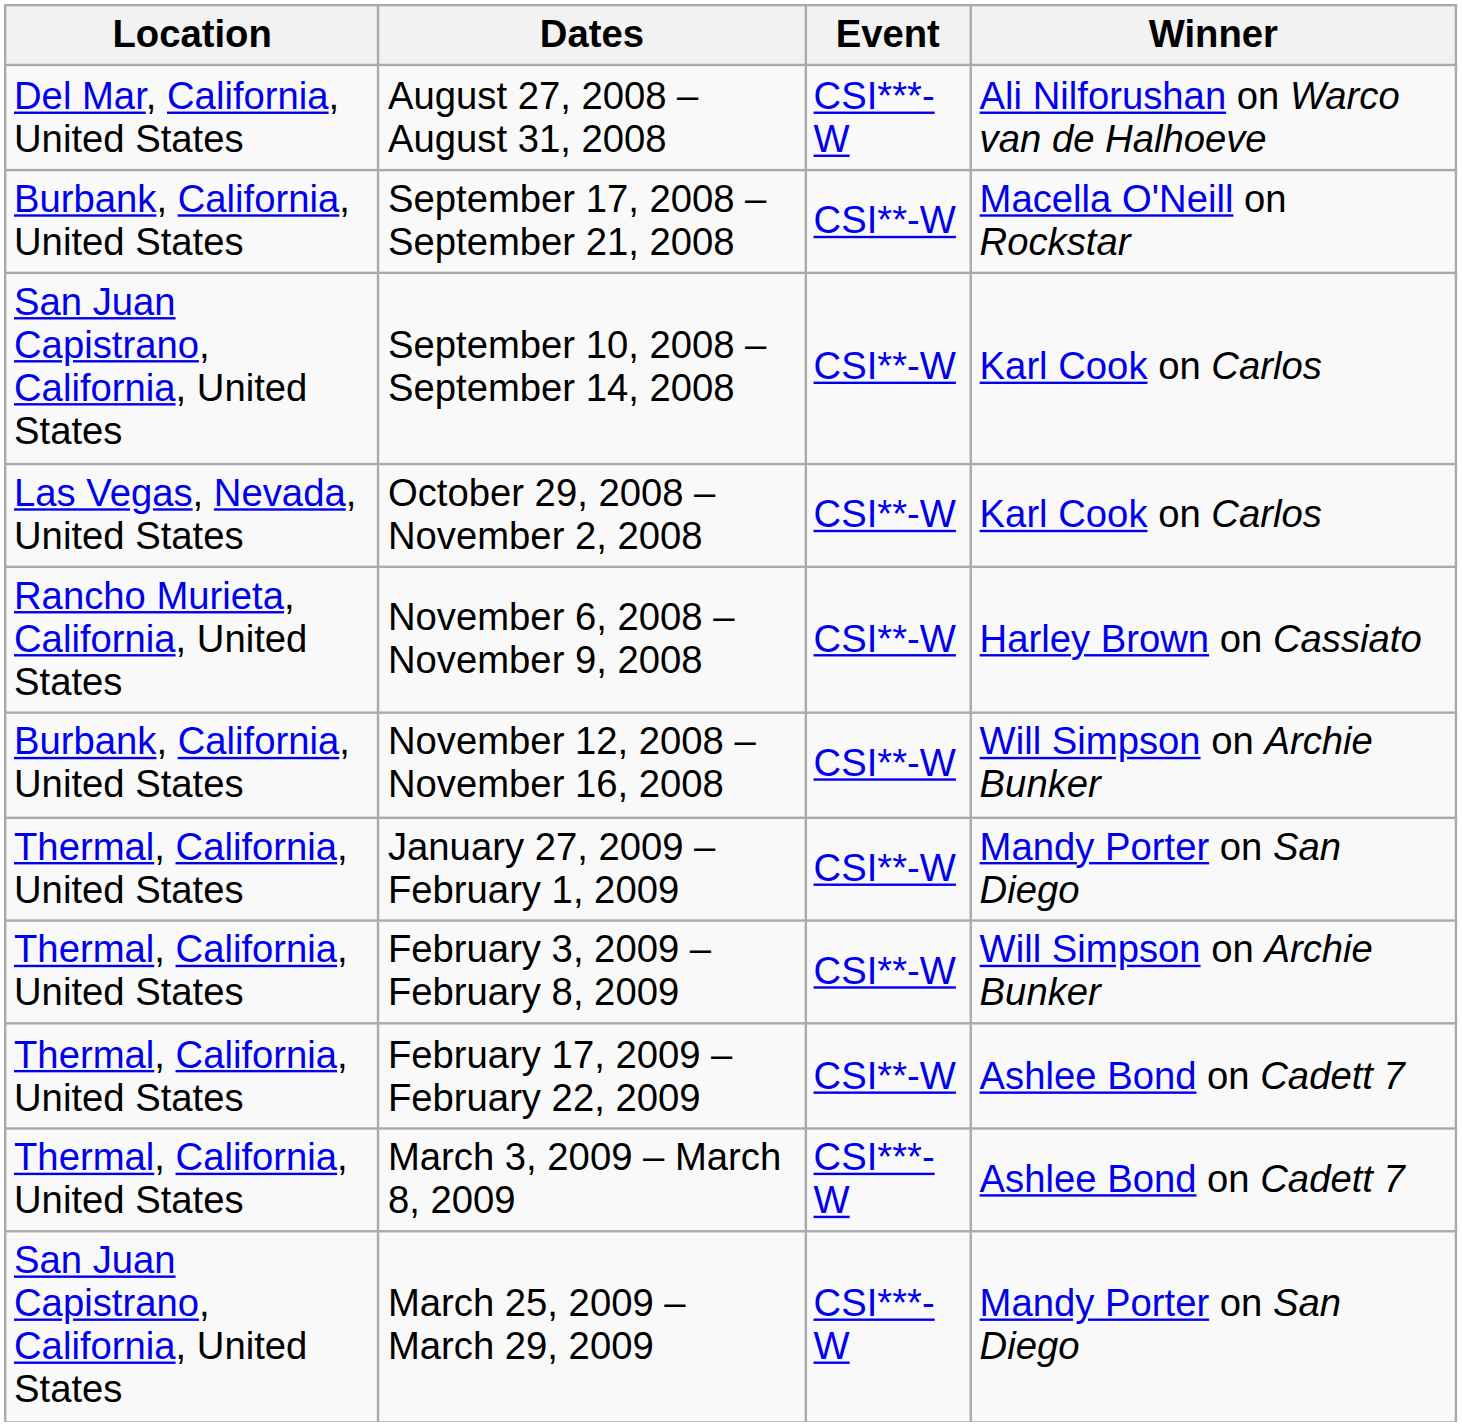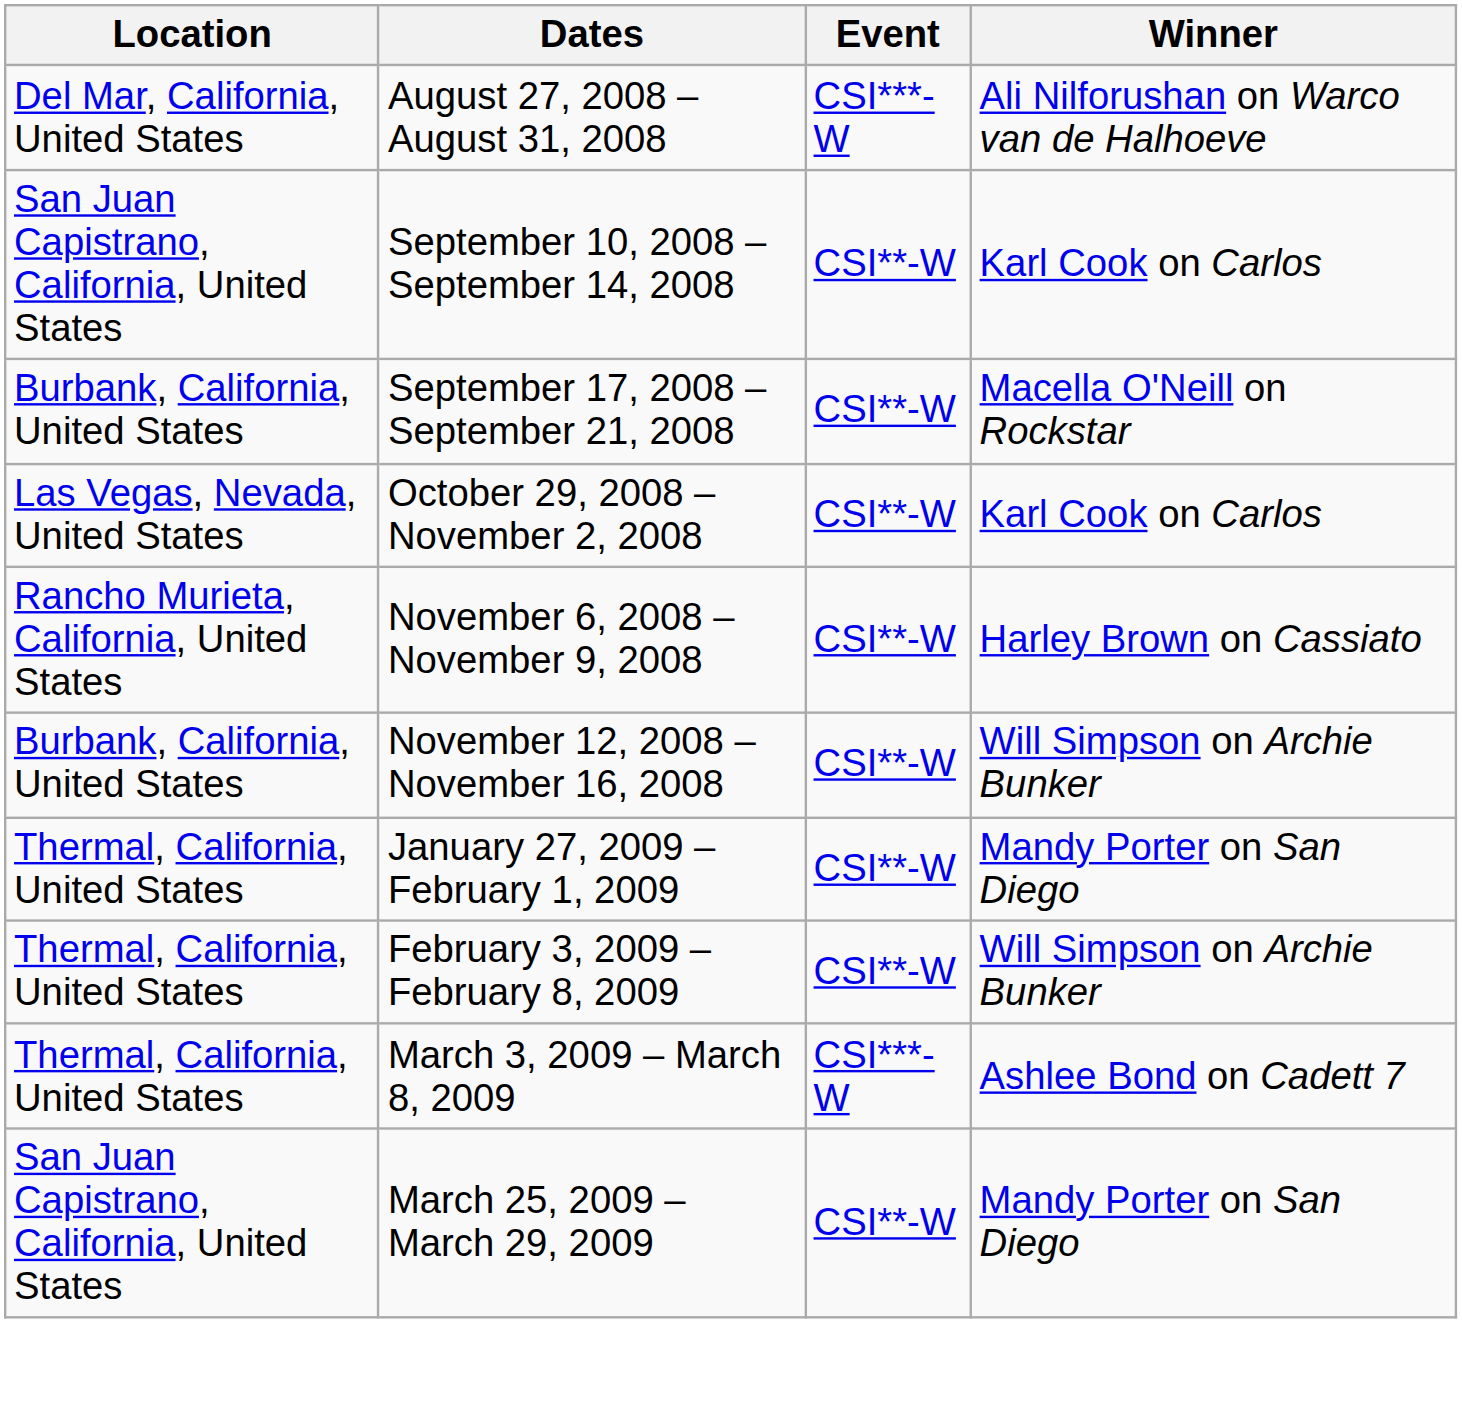rows swapped: (577, 367) <-> (577, 220)
- row: (560, 1075)
(874, 1325) CSI***-W -> (885, 1222) CSI**-W
